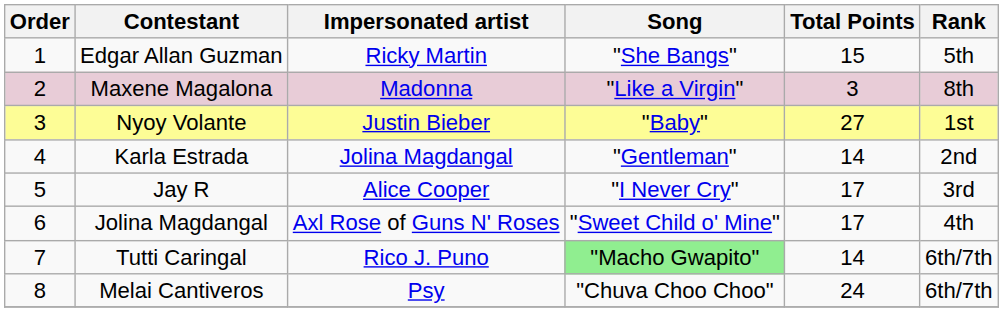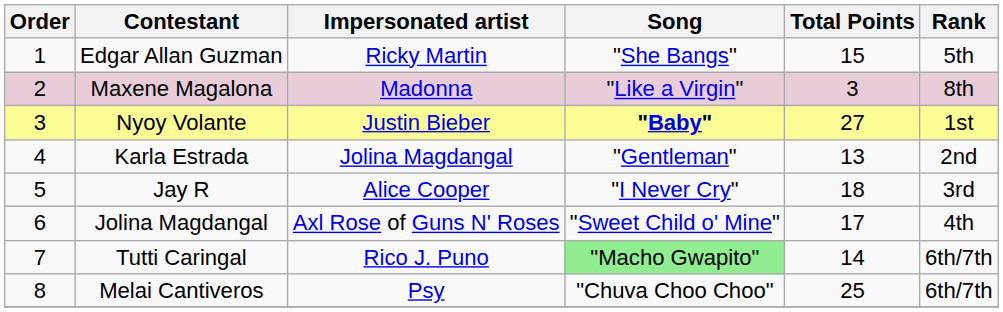(675, 122) normal -> (675, 122) bold
(852, 156) 14 -> (852, 156) 13
(852, 190) 17 -> (852, 190) 18
(852, 291) 24 -> (852, 291) 25
